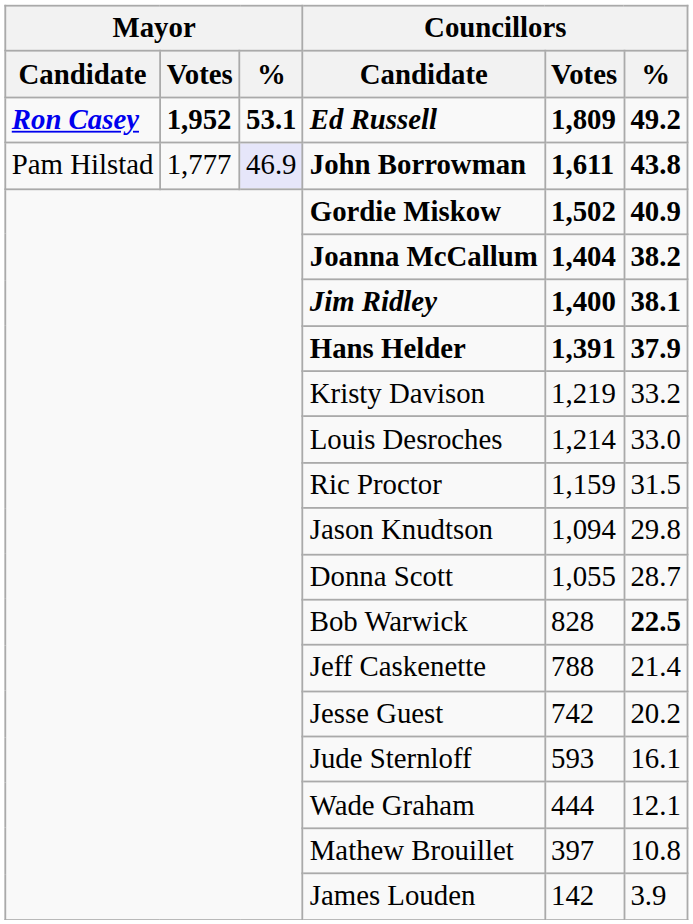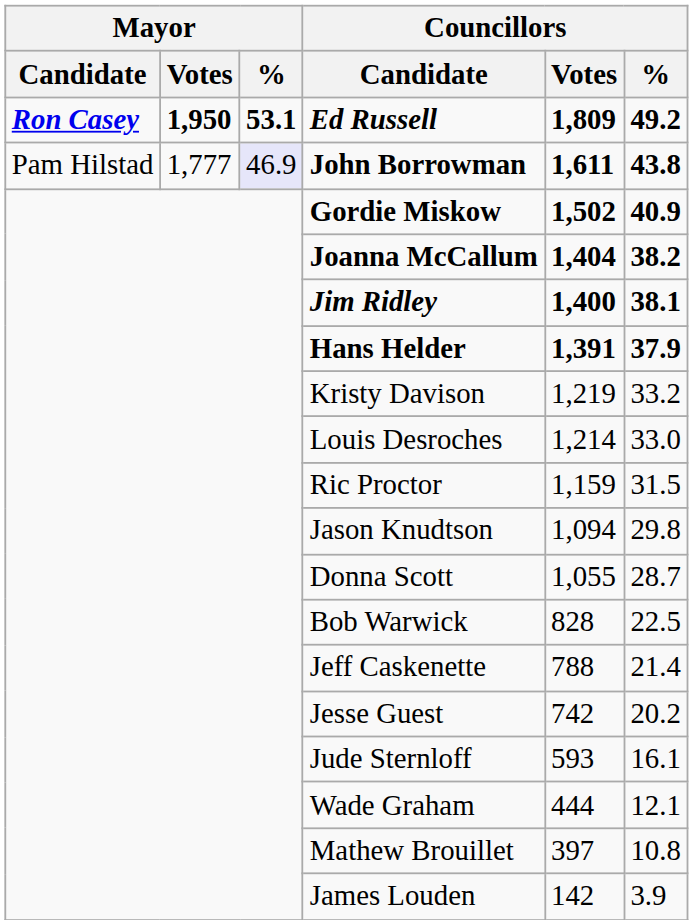(199, 119) 1,952 -> (199, 119) 1,950
(656, 621) bold -> (656, 621) normal
